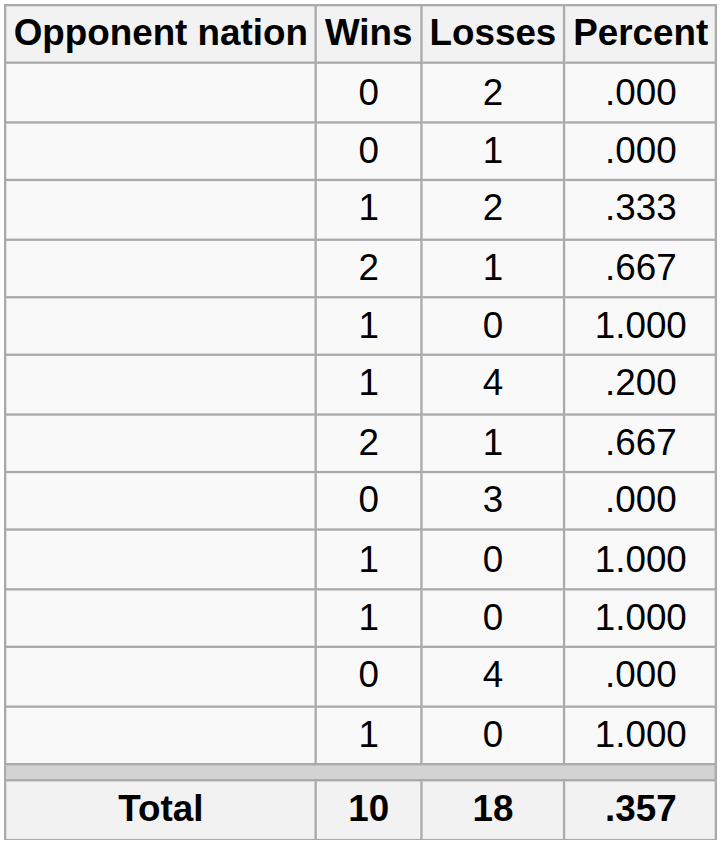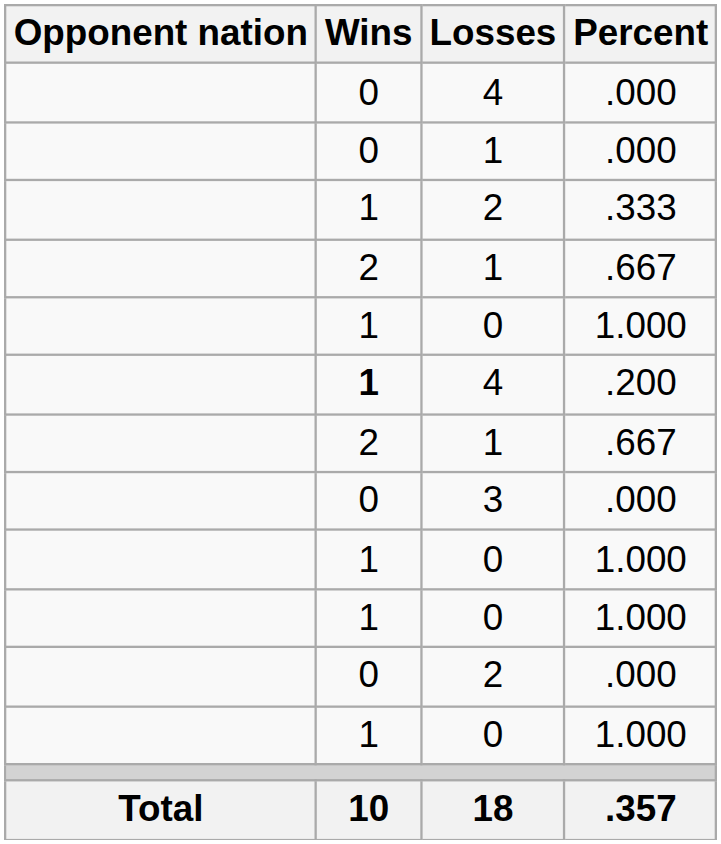rows swapped: (493, 92) <-> (493, 675)
(369, 383) normal -> (369, 383) bold
